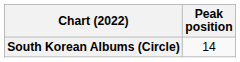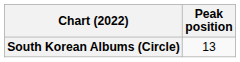(209, 47) 14 -> (209, 47) 13
